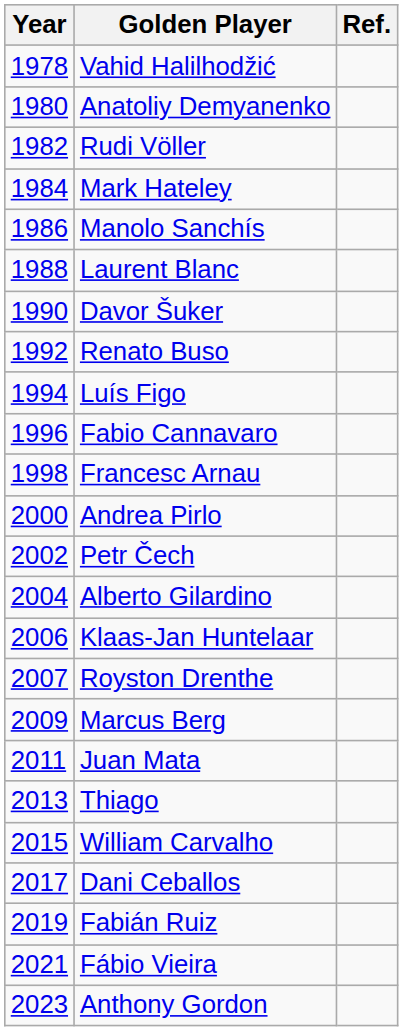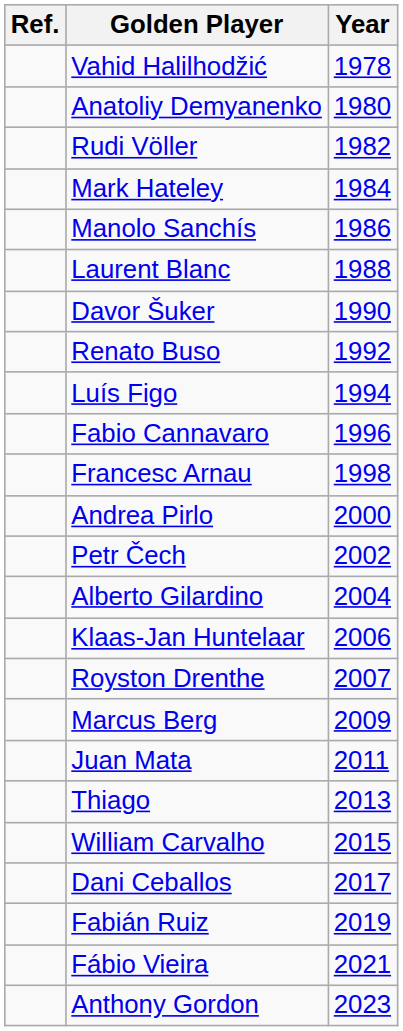columns swapped: (39, 24) <-> (367, 24)
